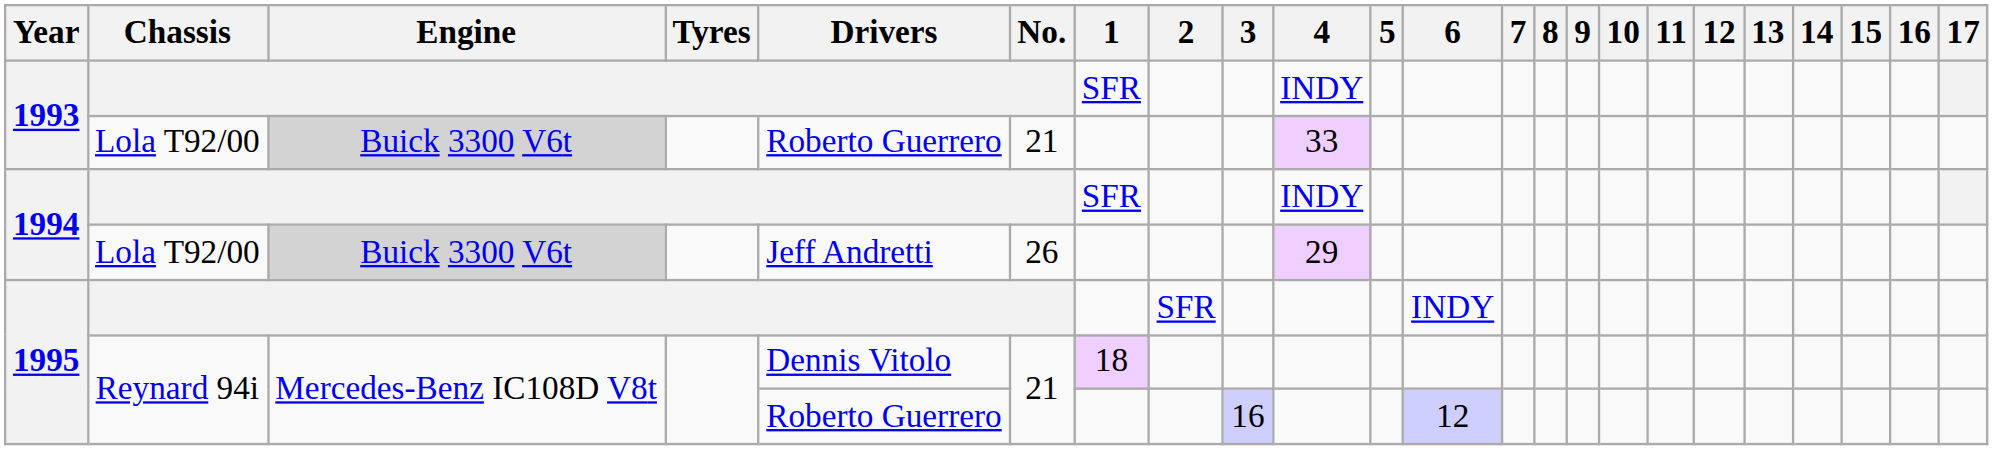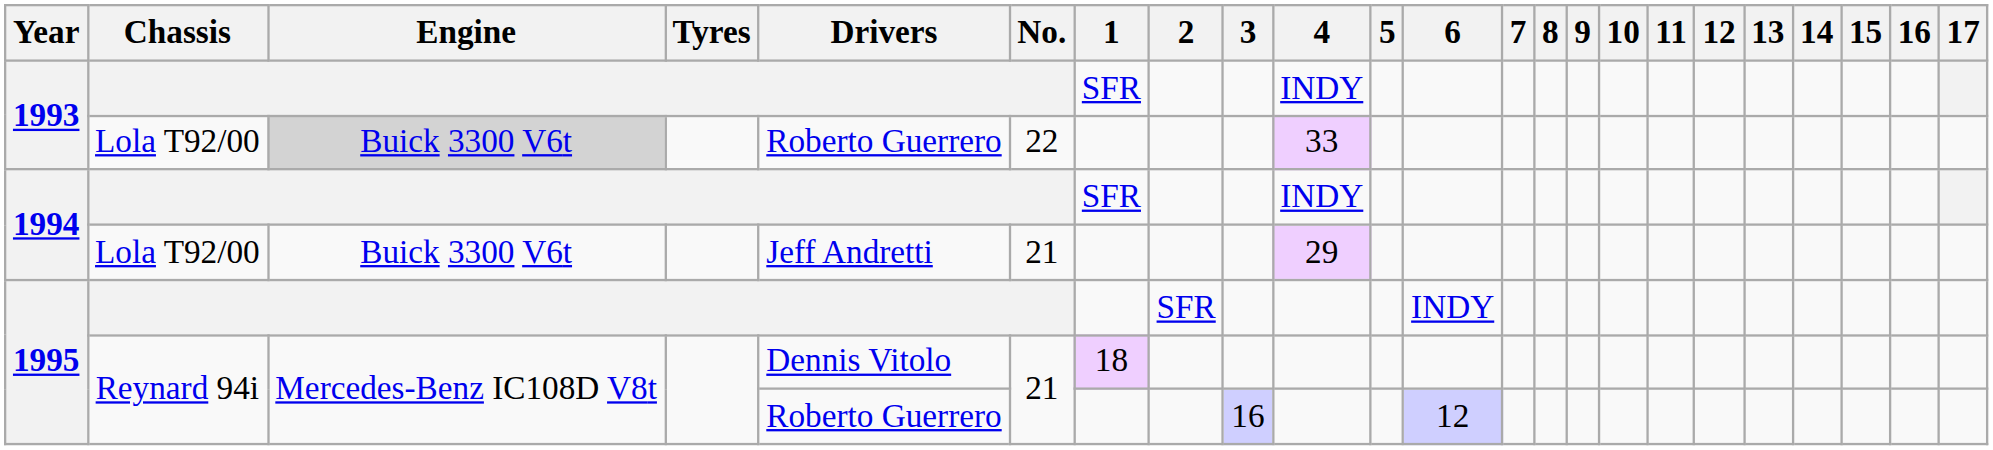(1042, 142) 21 -> (1042, 142) 22
(466, 251) lightgrey background -> (466, 251) no background
(1042, 251) 26 -> (1042, 251) 21
